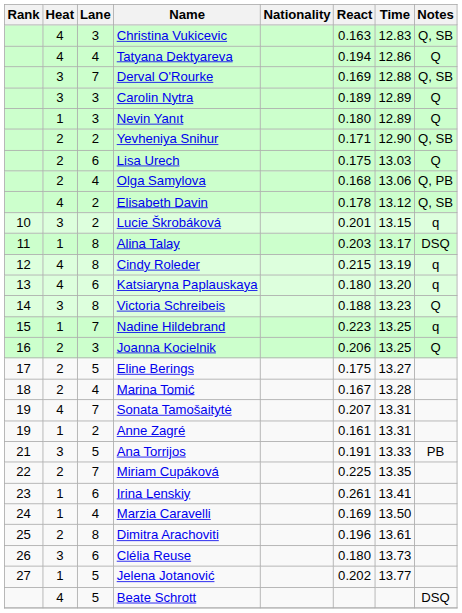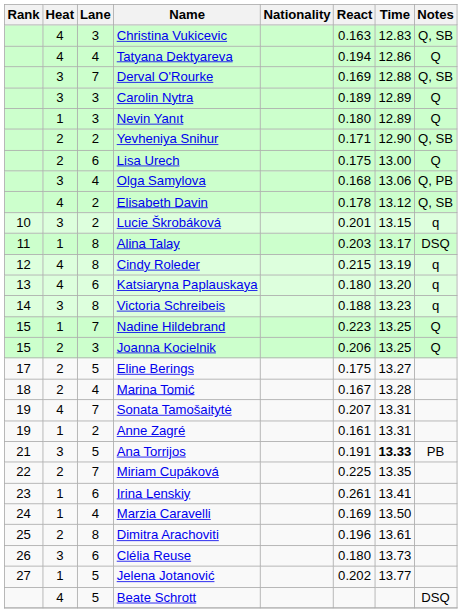(395, 160) 13.03 -> (395, 160) 13.00
(60, 181) 2 -> (60, 181) 3
(436, 306) Q -> (436, 306) q
(436, 327) q -> (436, 327) Q
(23, 347) 16 -> (23, 347) 15
(395, 451) normal -> (395, 451) bold
